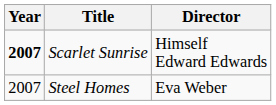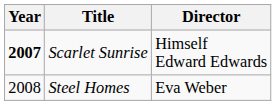(25, 87) 2007 -> (25, 87) 2008
